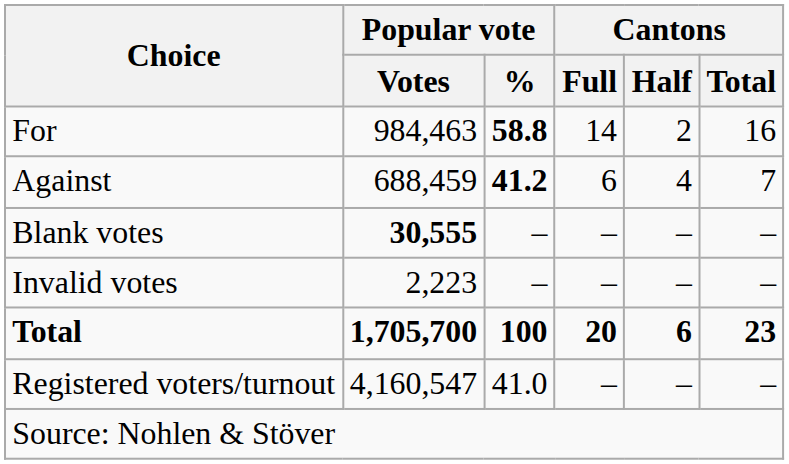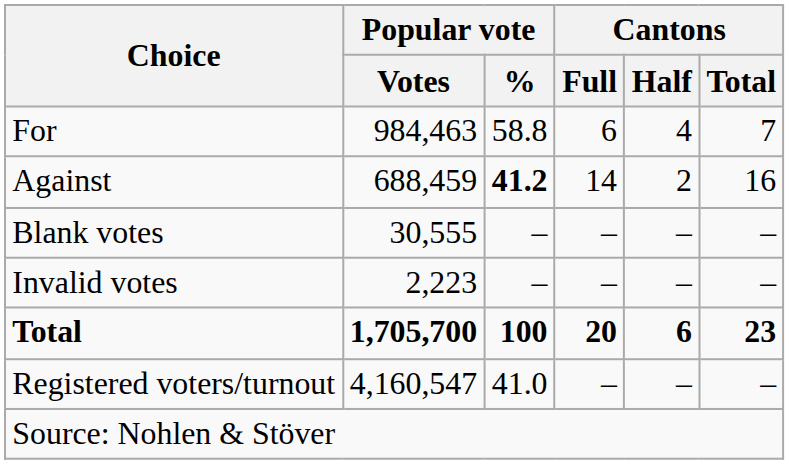(520, 130) bold -> (520, 130) normal
(601, 130) 14 -> (609, 130) 6
(684, 130) 2 -> (684, 130) 4
(760, 130) 16 -> (768, 130) 7
(609, 181) 6 -> (601, 181) 14
(684, 181) 4 -> (684, 181) 2
(768, 181) 7 -> (760, 181) 16
(433, 231) bold -> (433, 231) normal
